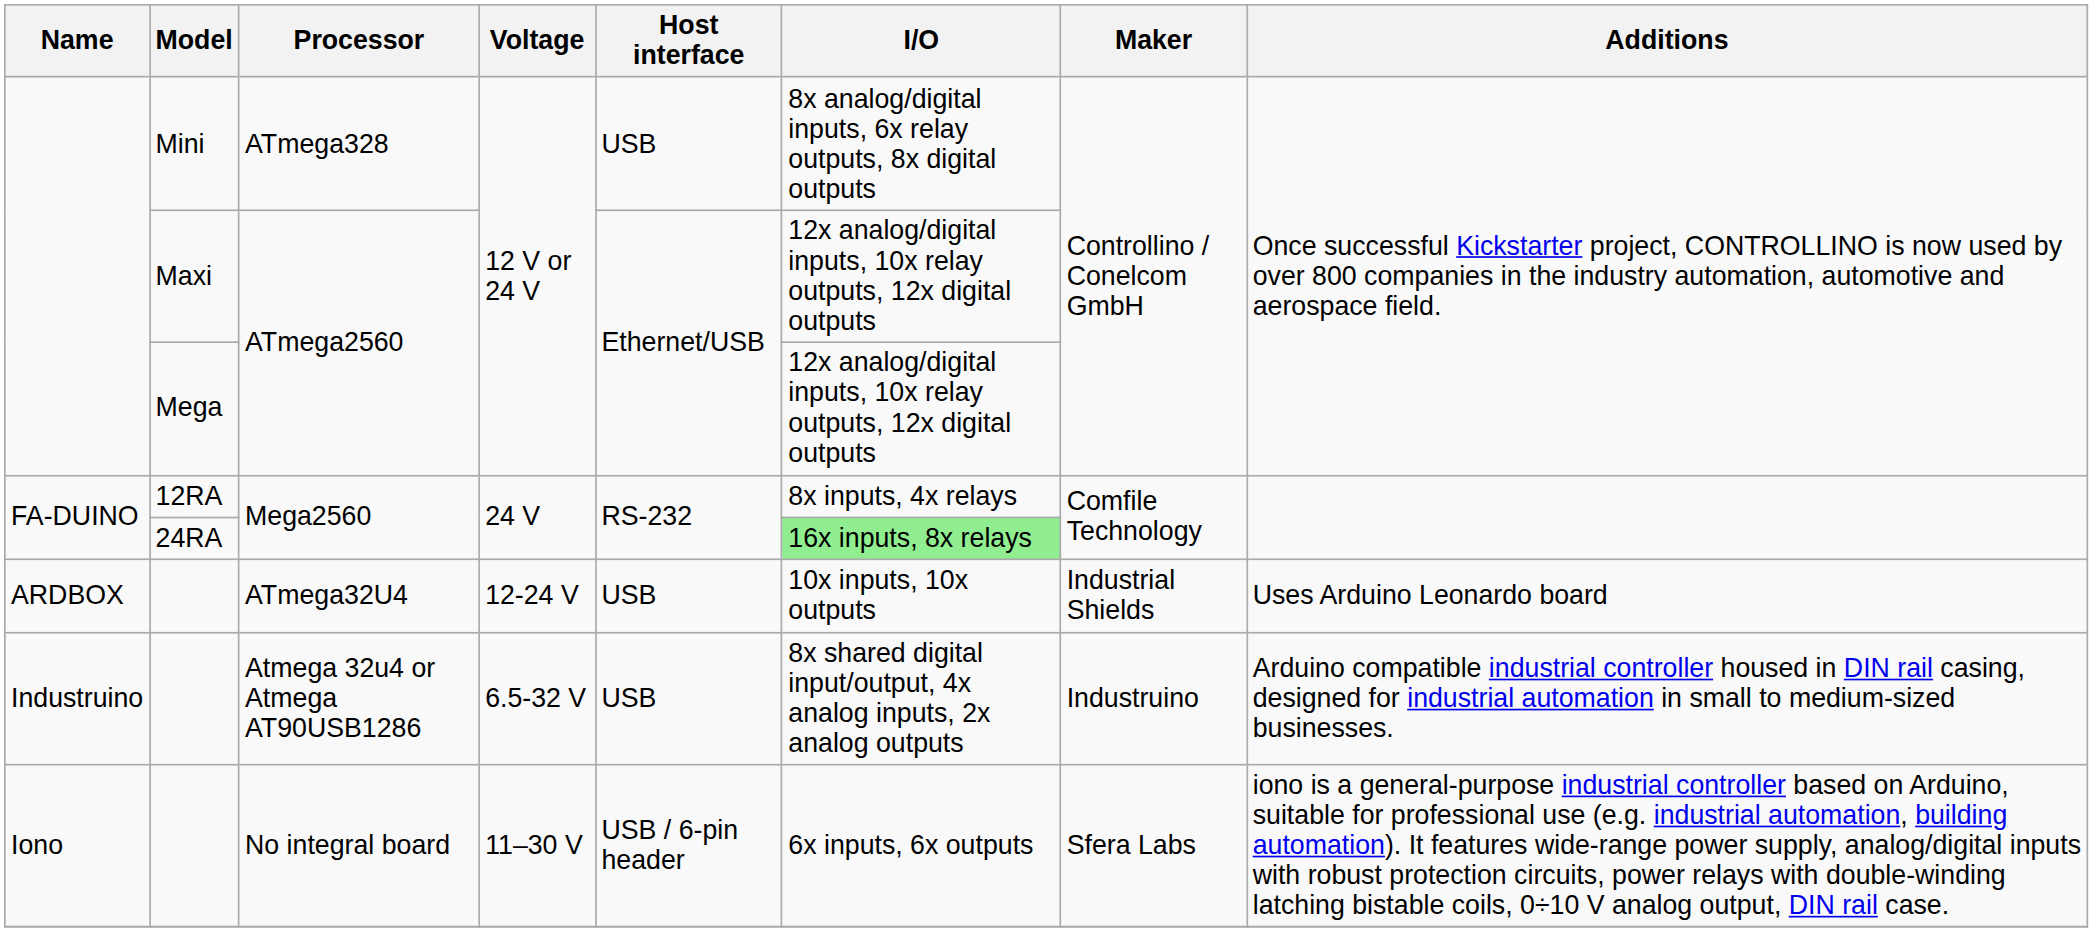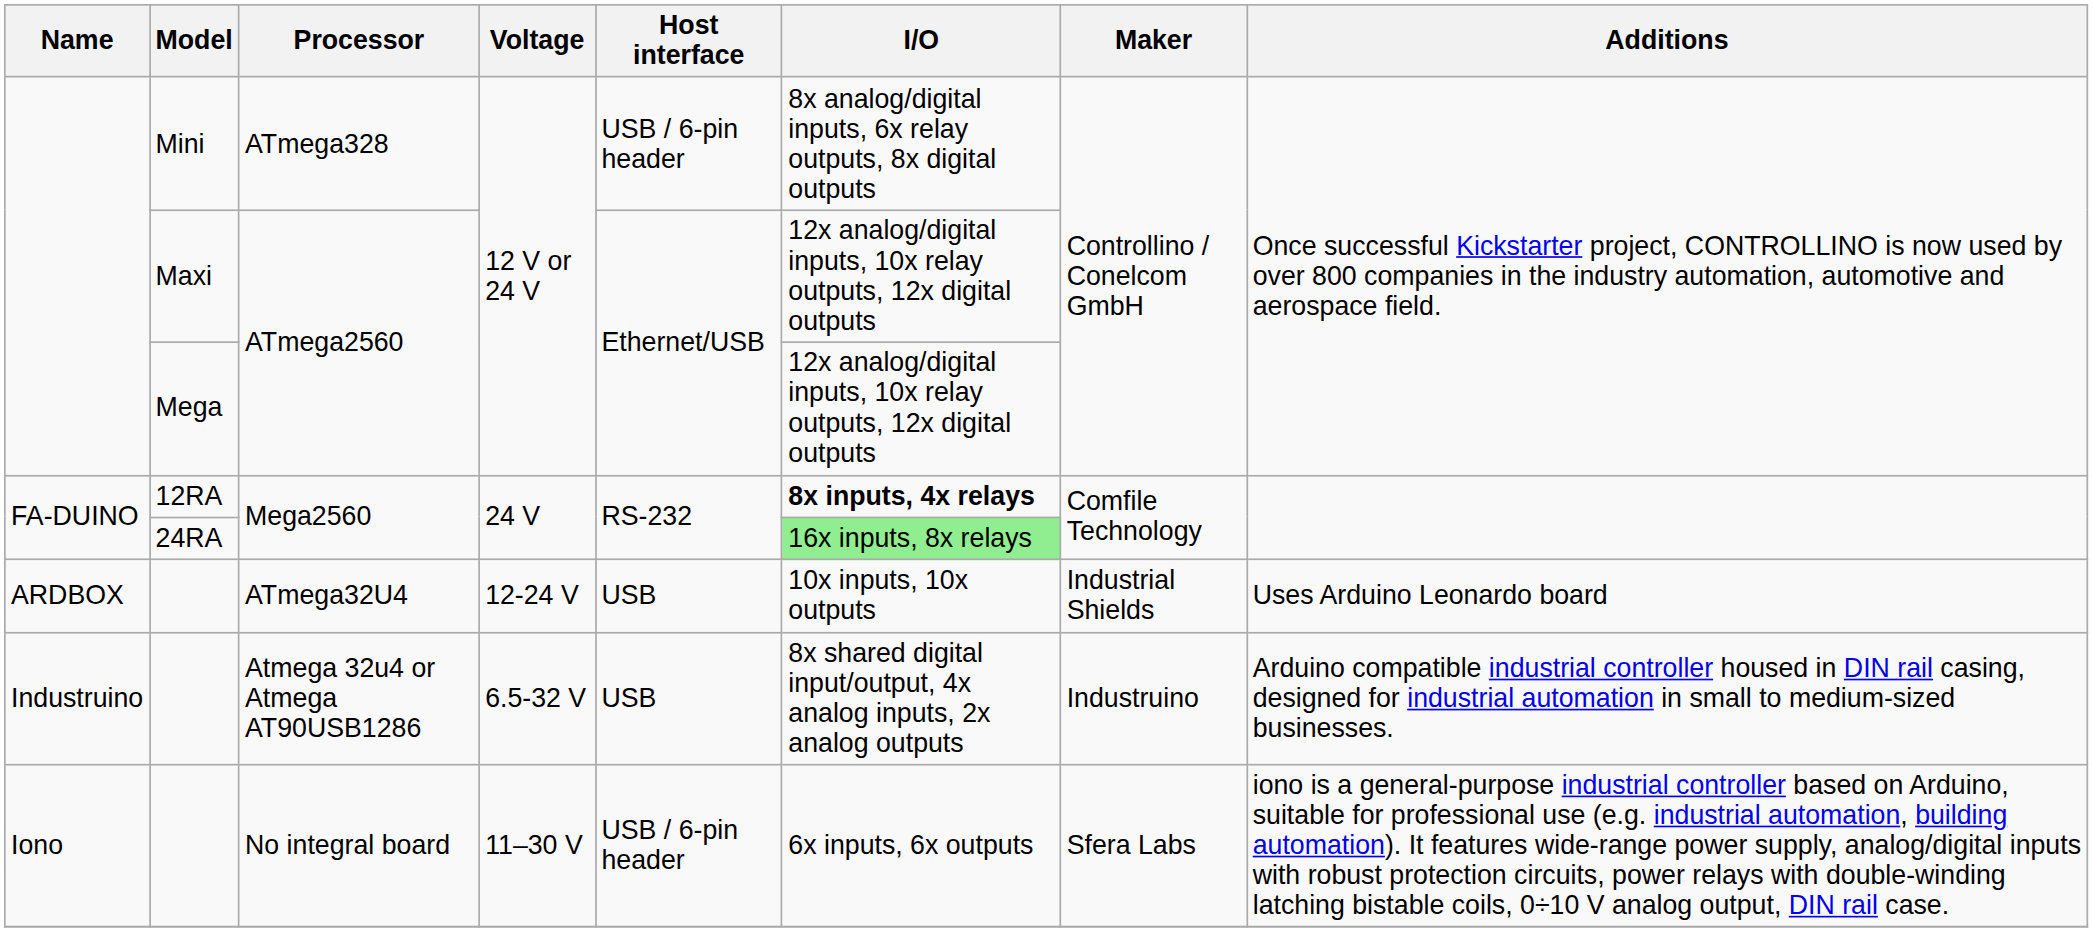(629, 143) USB -> (670, 143) USB / 6-pin header
(903, 495) normal -> (912, 495) bold
